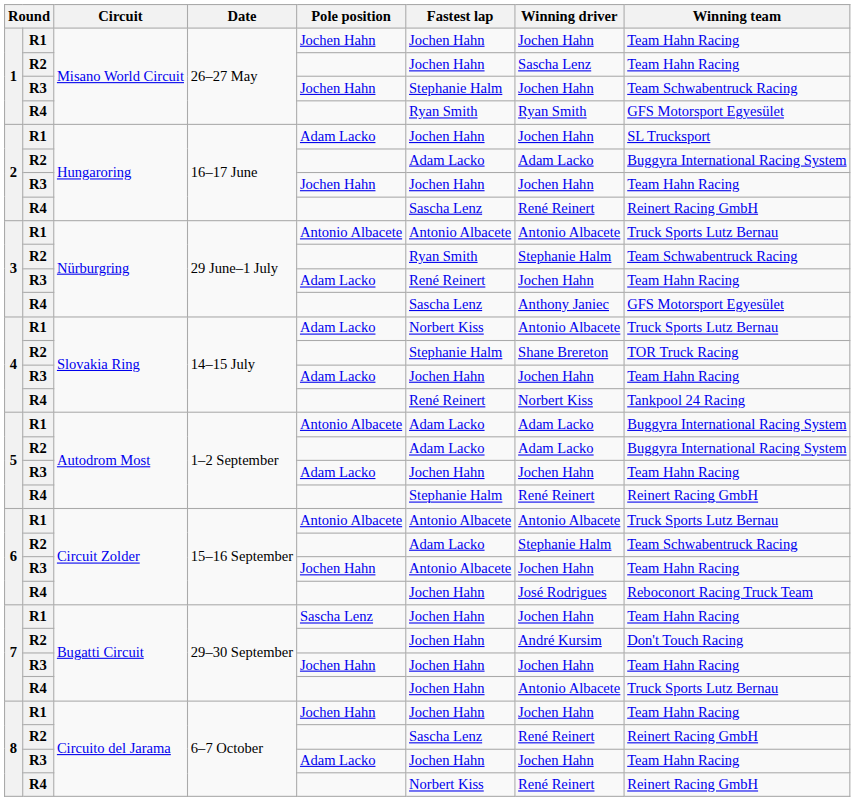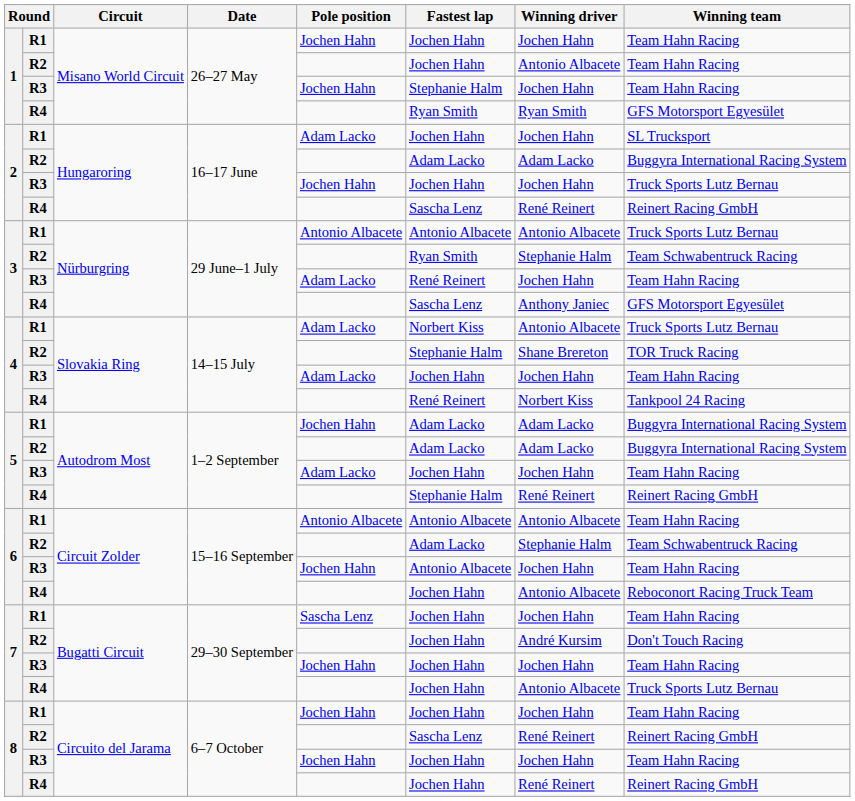(555, 64) Sascha Lenz -> (569, 64) Antonio Albacete
(712, 88) Team Schwabentruck Racing -> (683, 88) Team Hahn Racing
(683, 184) Team Hahn Racing -> (703, 184) Truck Sports Lutz Bernau
(351, 424) Antonio Albacete -> (338, 424) Jochen Hahn
(703, 520) Truck Sports Lutz Bernau -> (683, 520) Team Hahn Racing
(562, 592) José Rodrigues -> (569, 592) Antonio Albacete
(338, 760) Adam Lacko -> (338, 760) Jochen Hahn
(446, 784) Norbert Kiss -> (447, 784) Jochen Hahn
